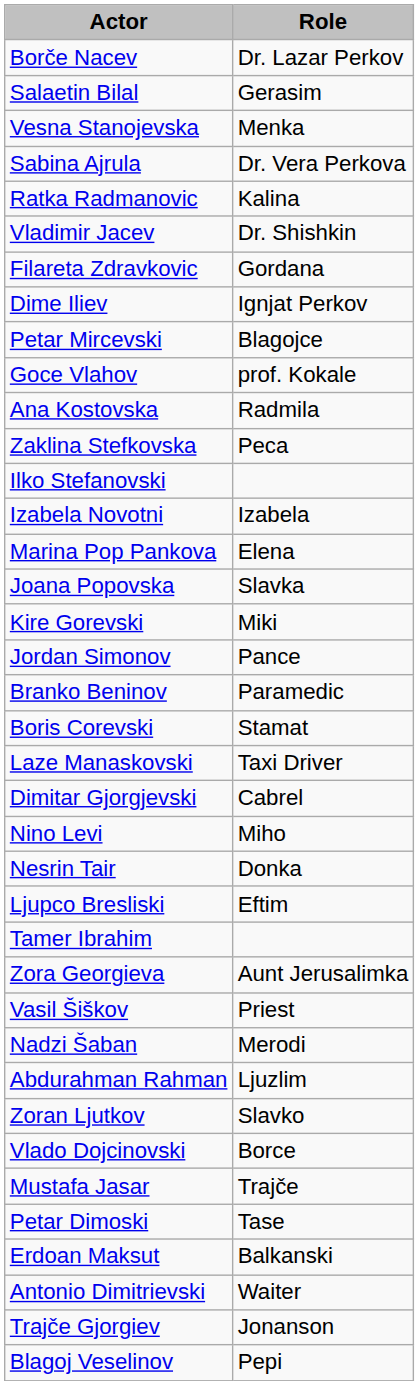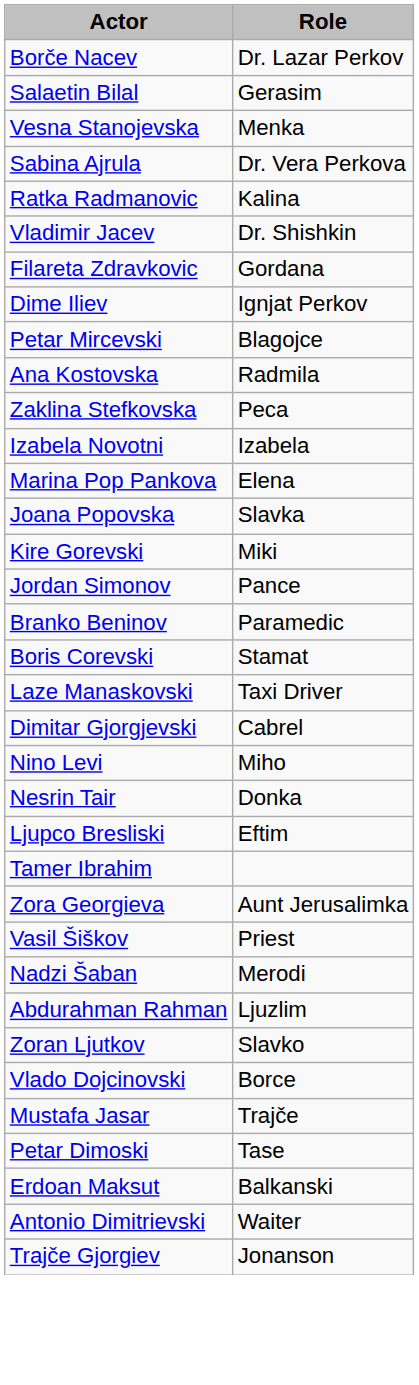- row: (73, 374)
- row: (88, 480)
- row: (91, 1362)
